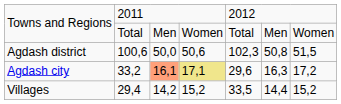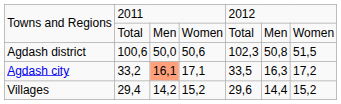(194, 71) khaki background -> (194, 71) no background
(240, 71) 29,6 -> (240, 71) 33,5
(240, 90) 33,5 -> (240, 90) 29,6
